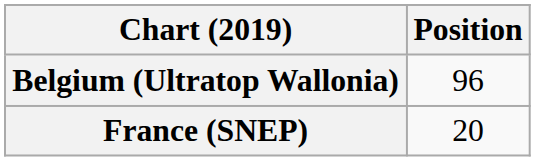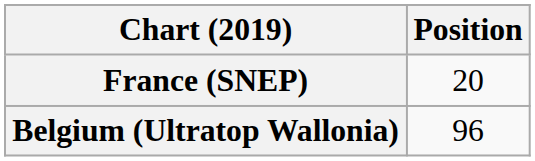rows swapped: (206, 79) <-> (206, 130)
